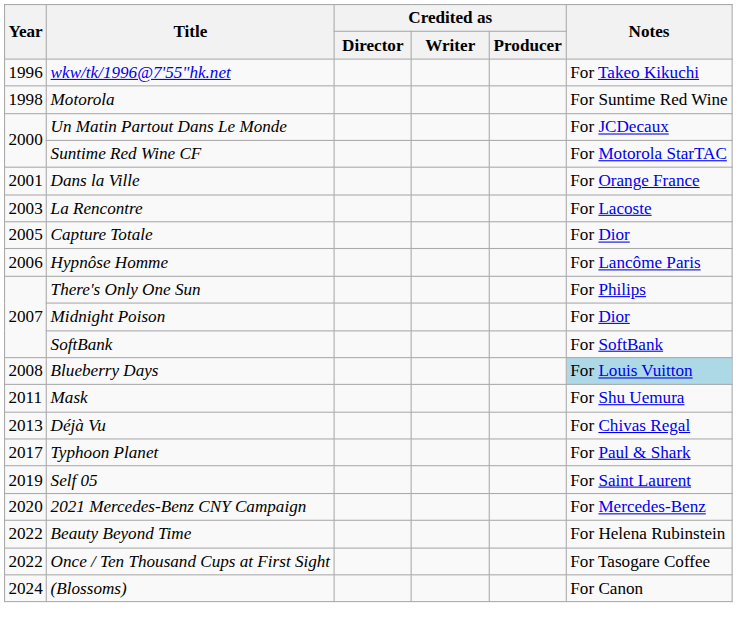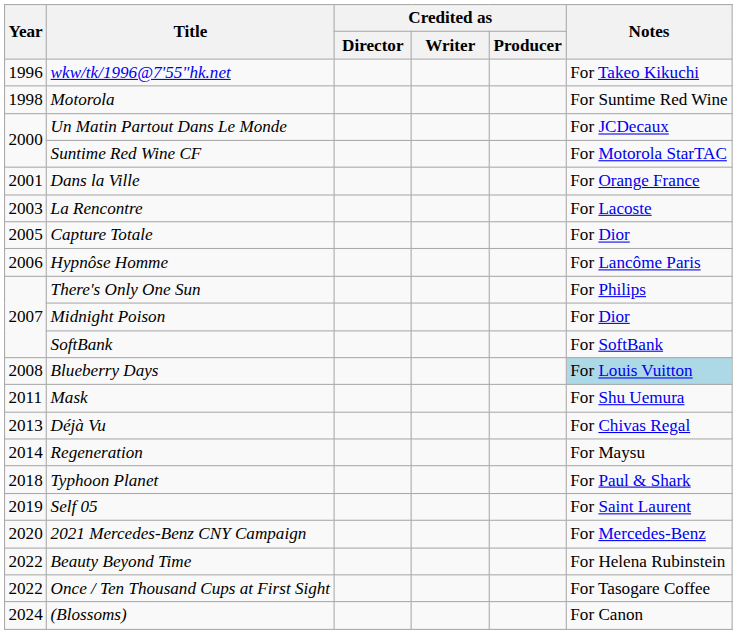+ row: (97, 452)
(26, 452) 2017 -> (26, 479) 2018
